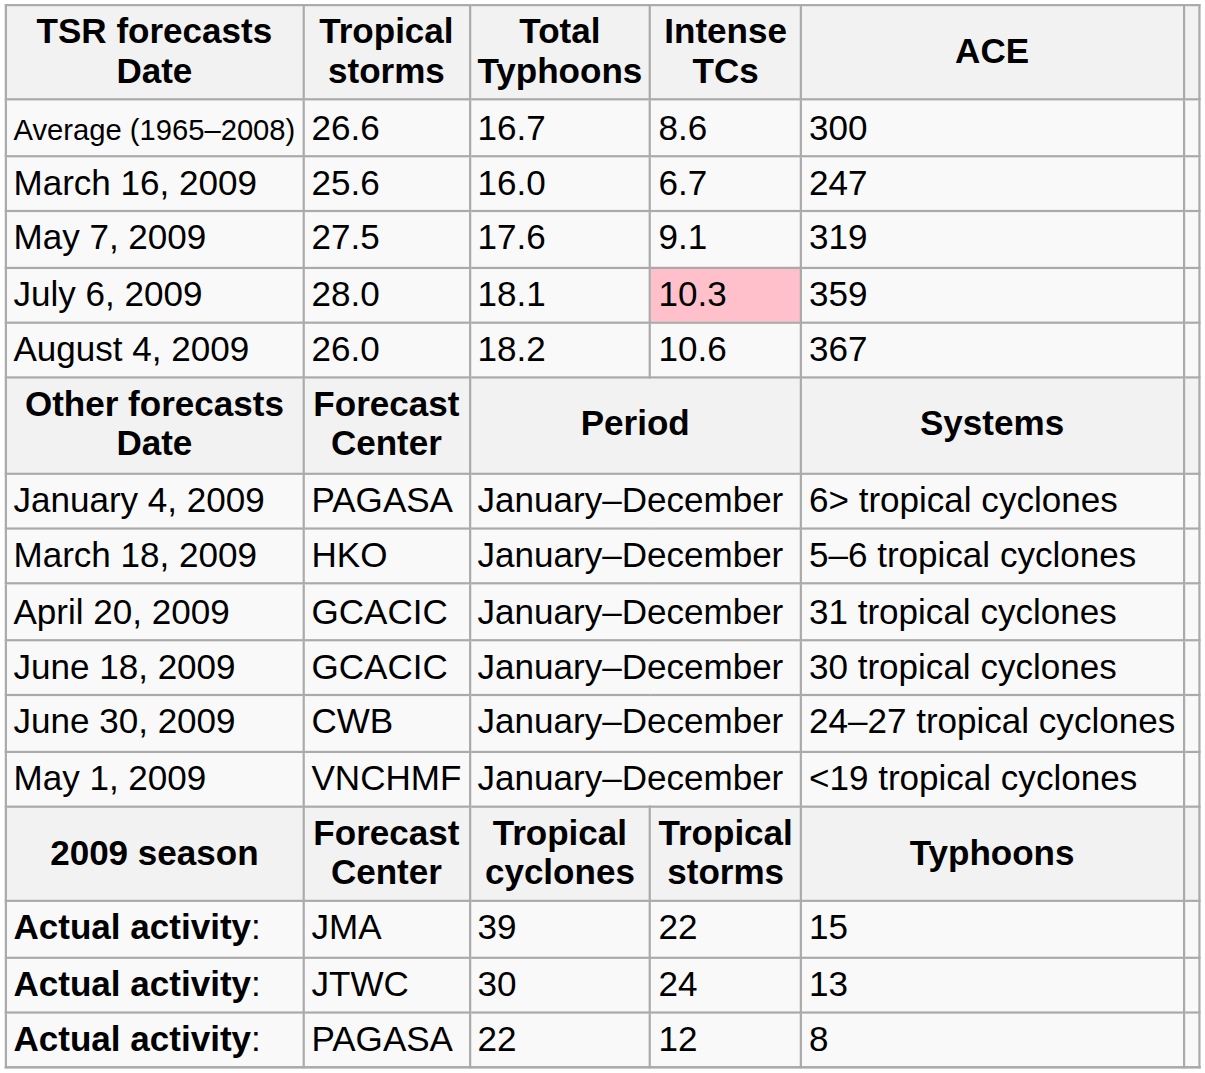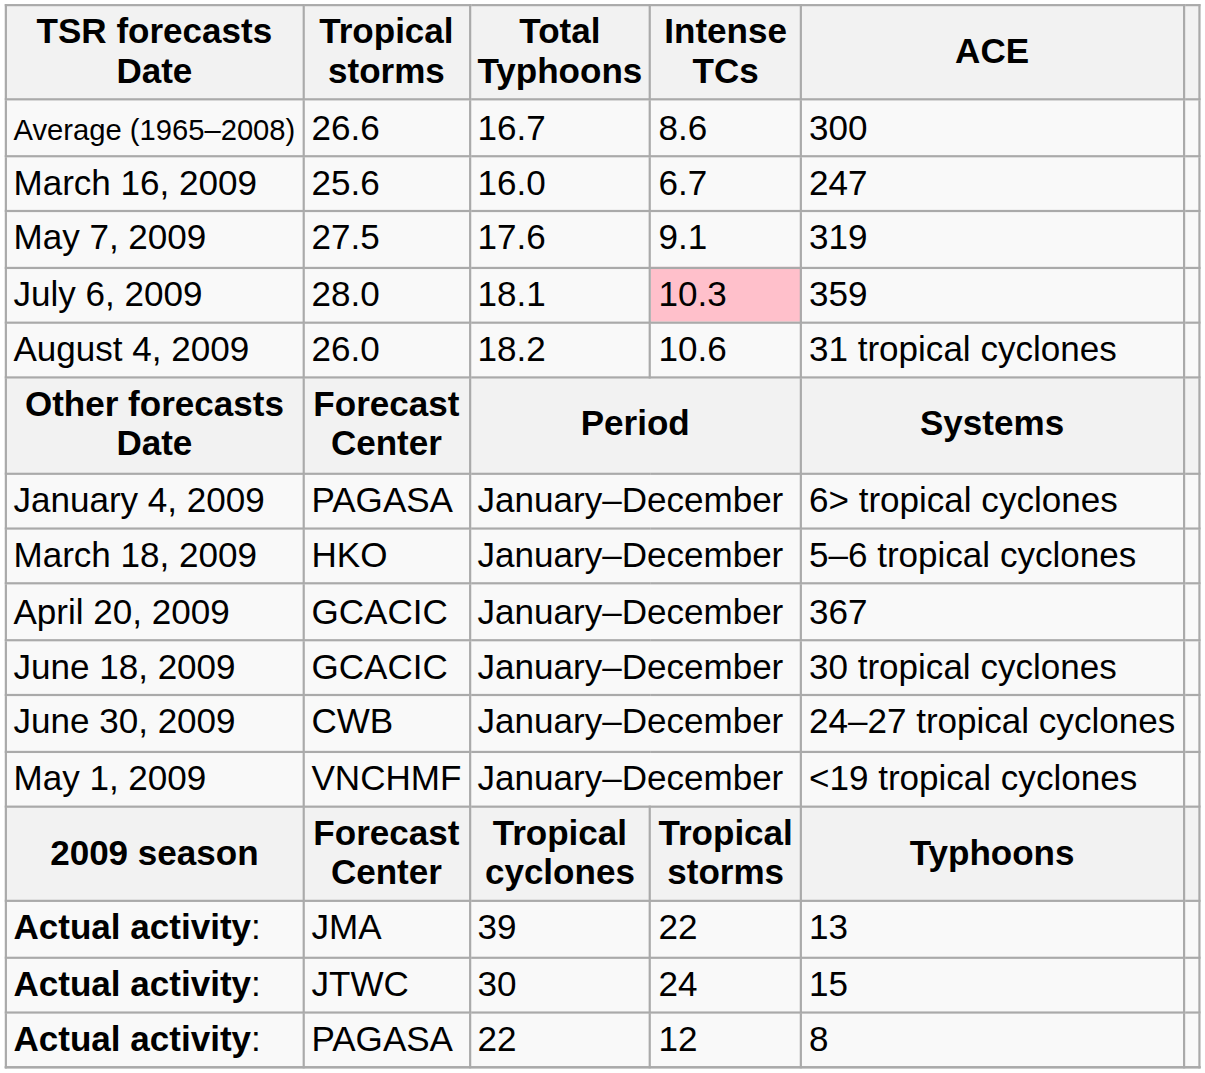(838, 349) 367 -> (963, 349) 31 tropical cyclones
(963, 611) 31 tropical cyclones -> (838, 611) 367
(828, 928) 15 -> (828, 928) 13
(828, 984) 13 -> (828, 984) 15
